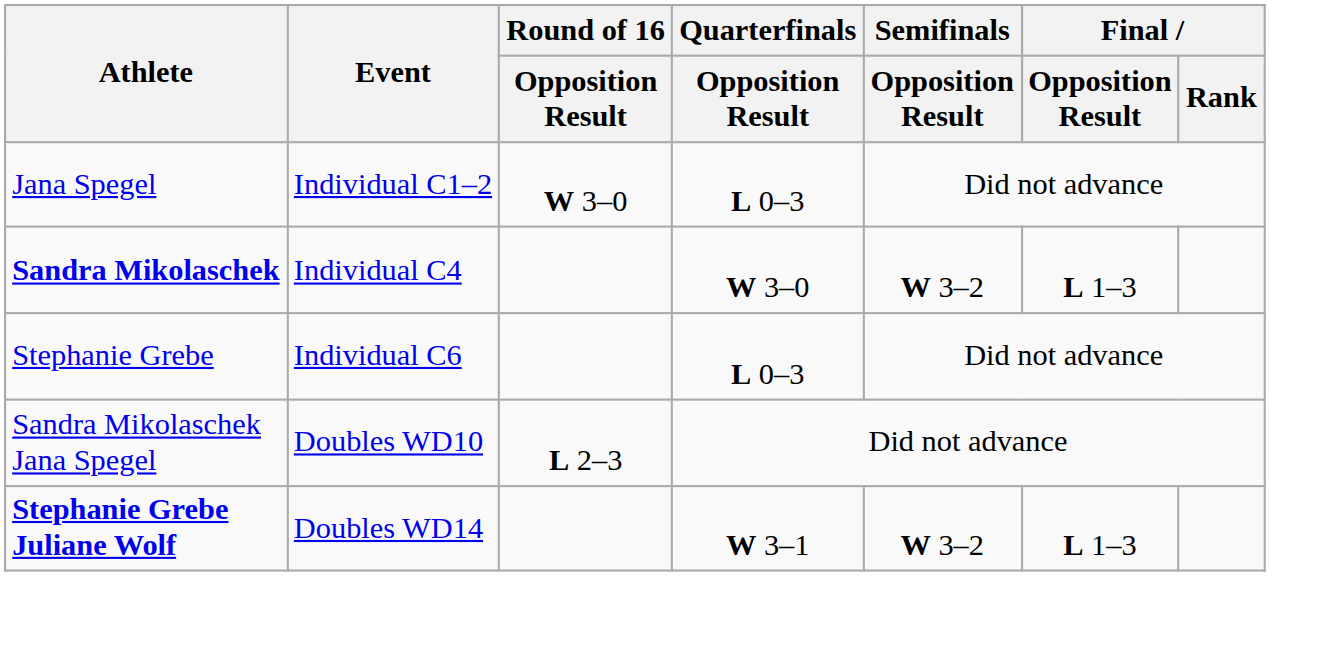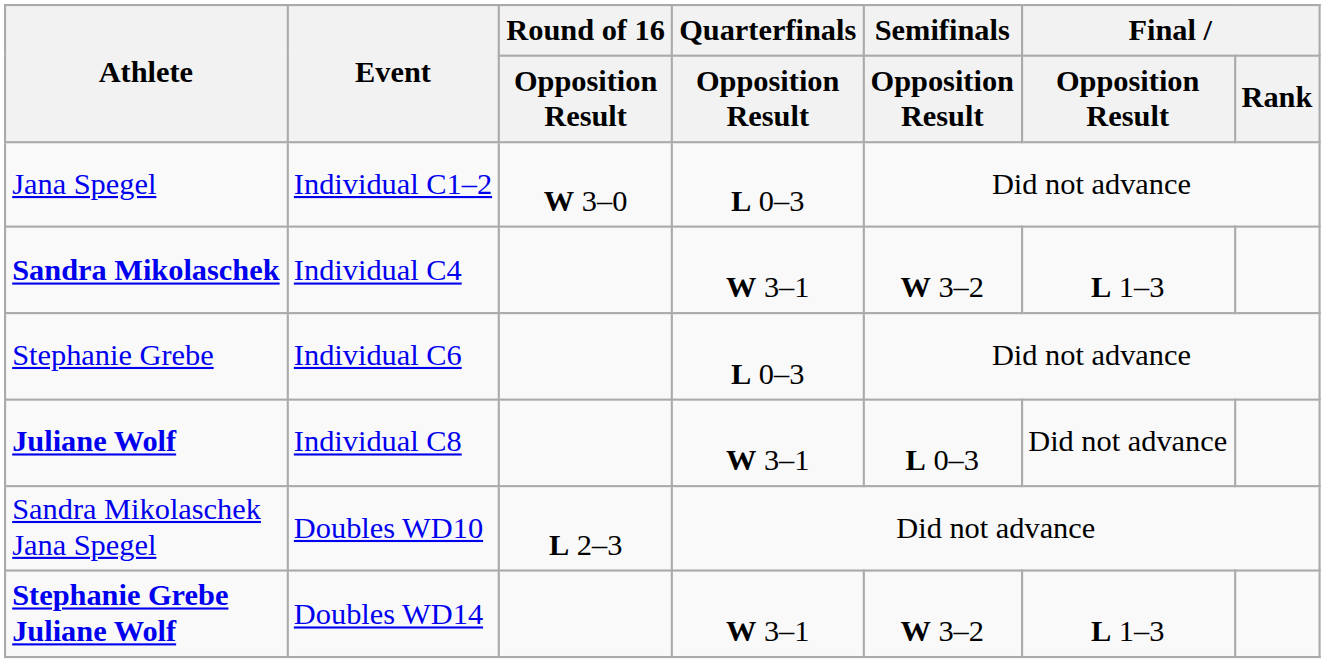(768, 287) W 3–0 -> (768, 287) W 3–1
+ row: (94, 441)
